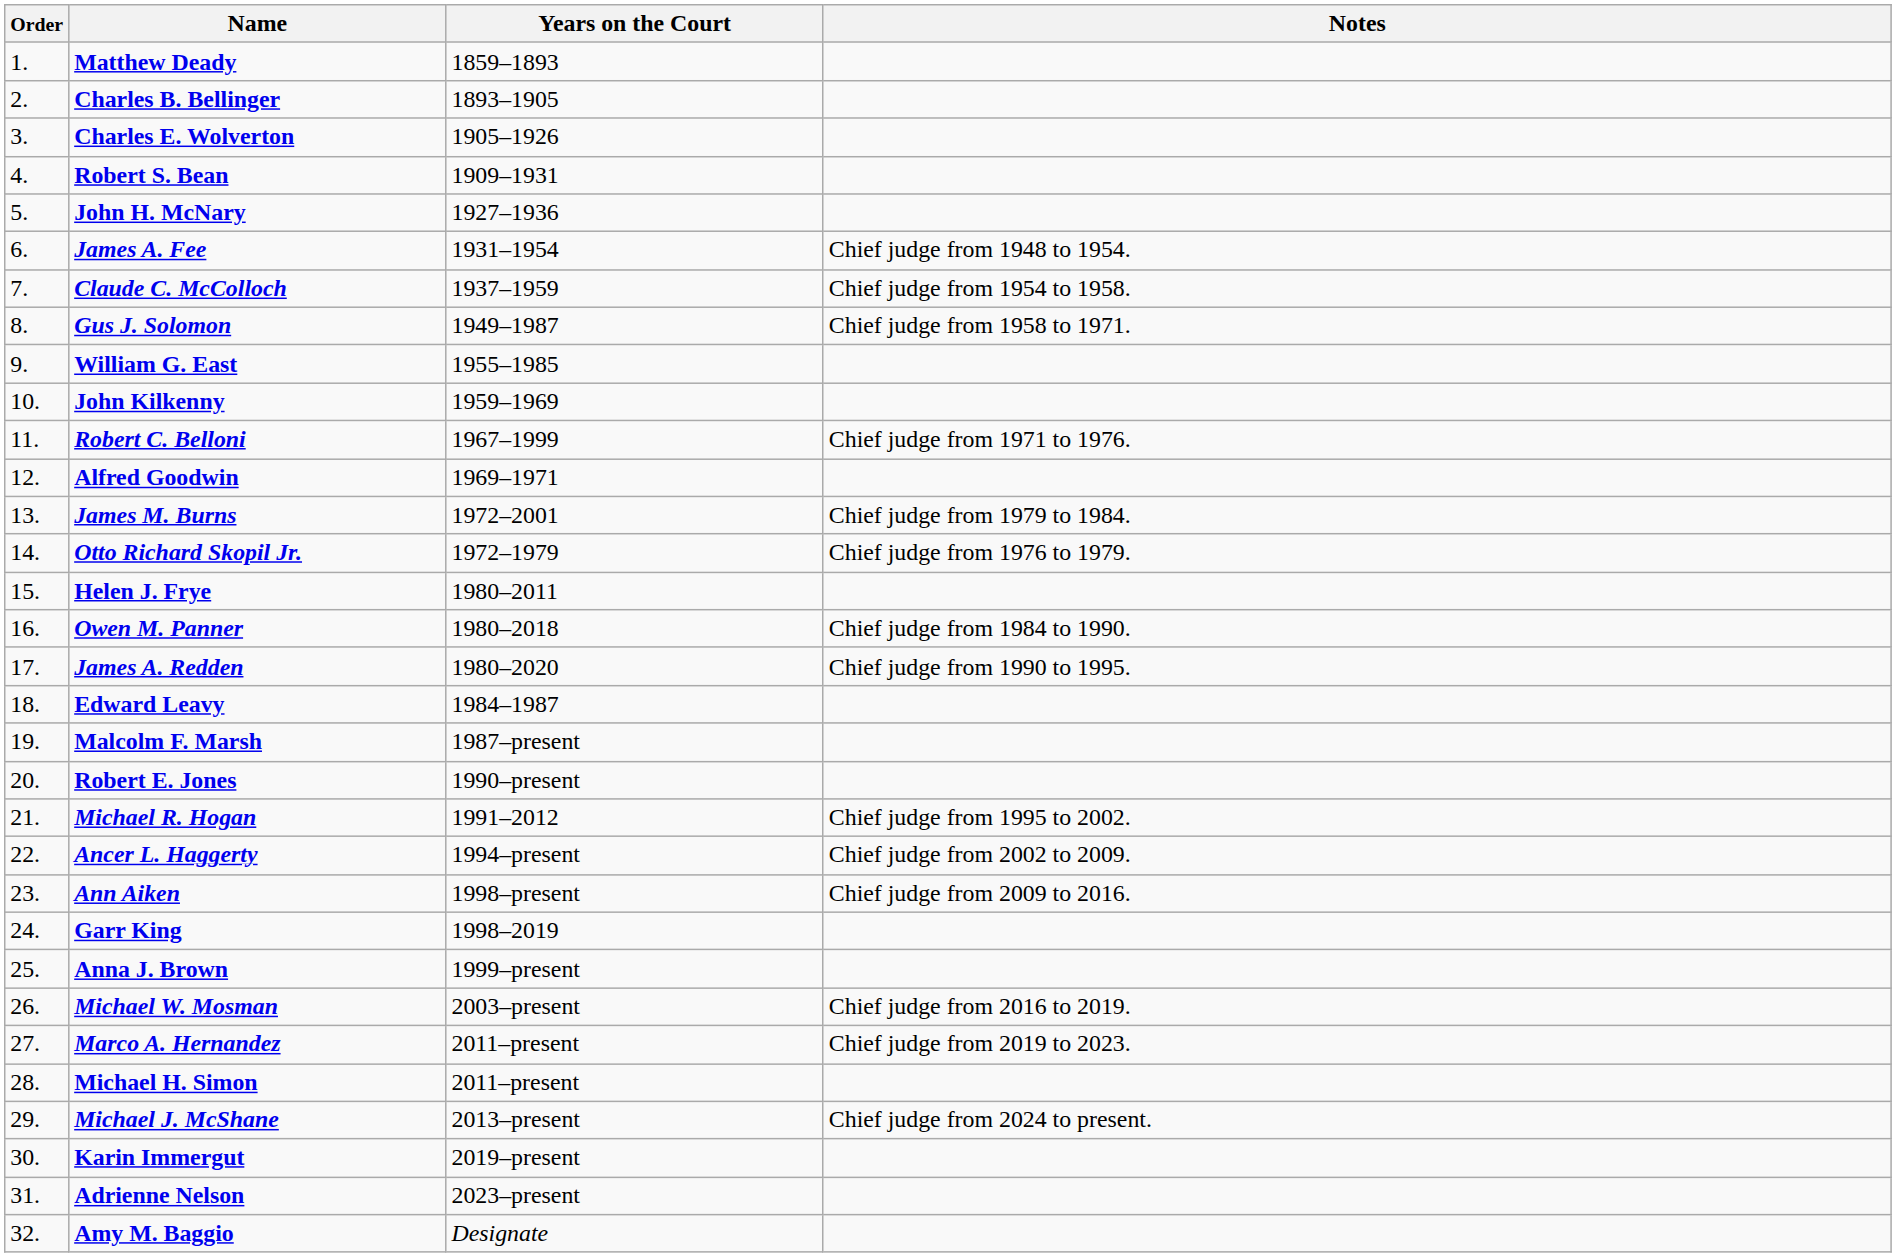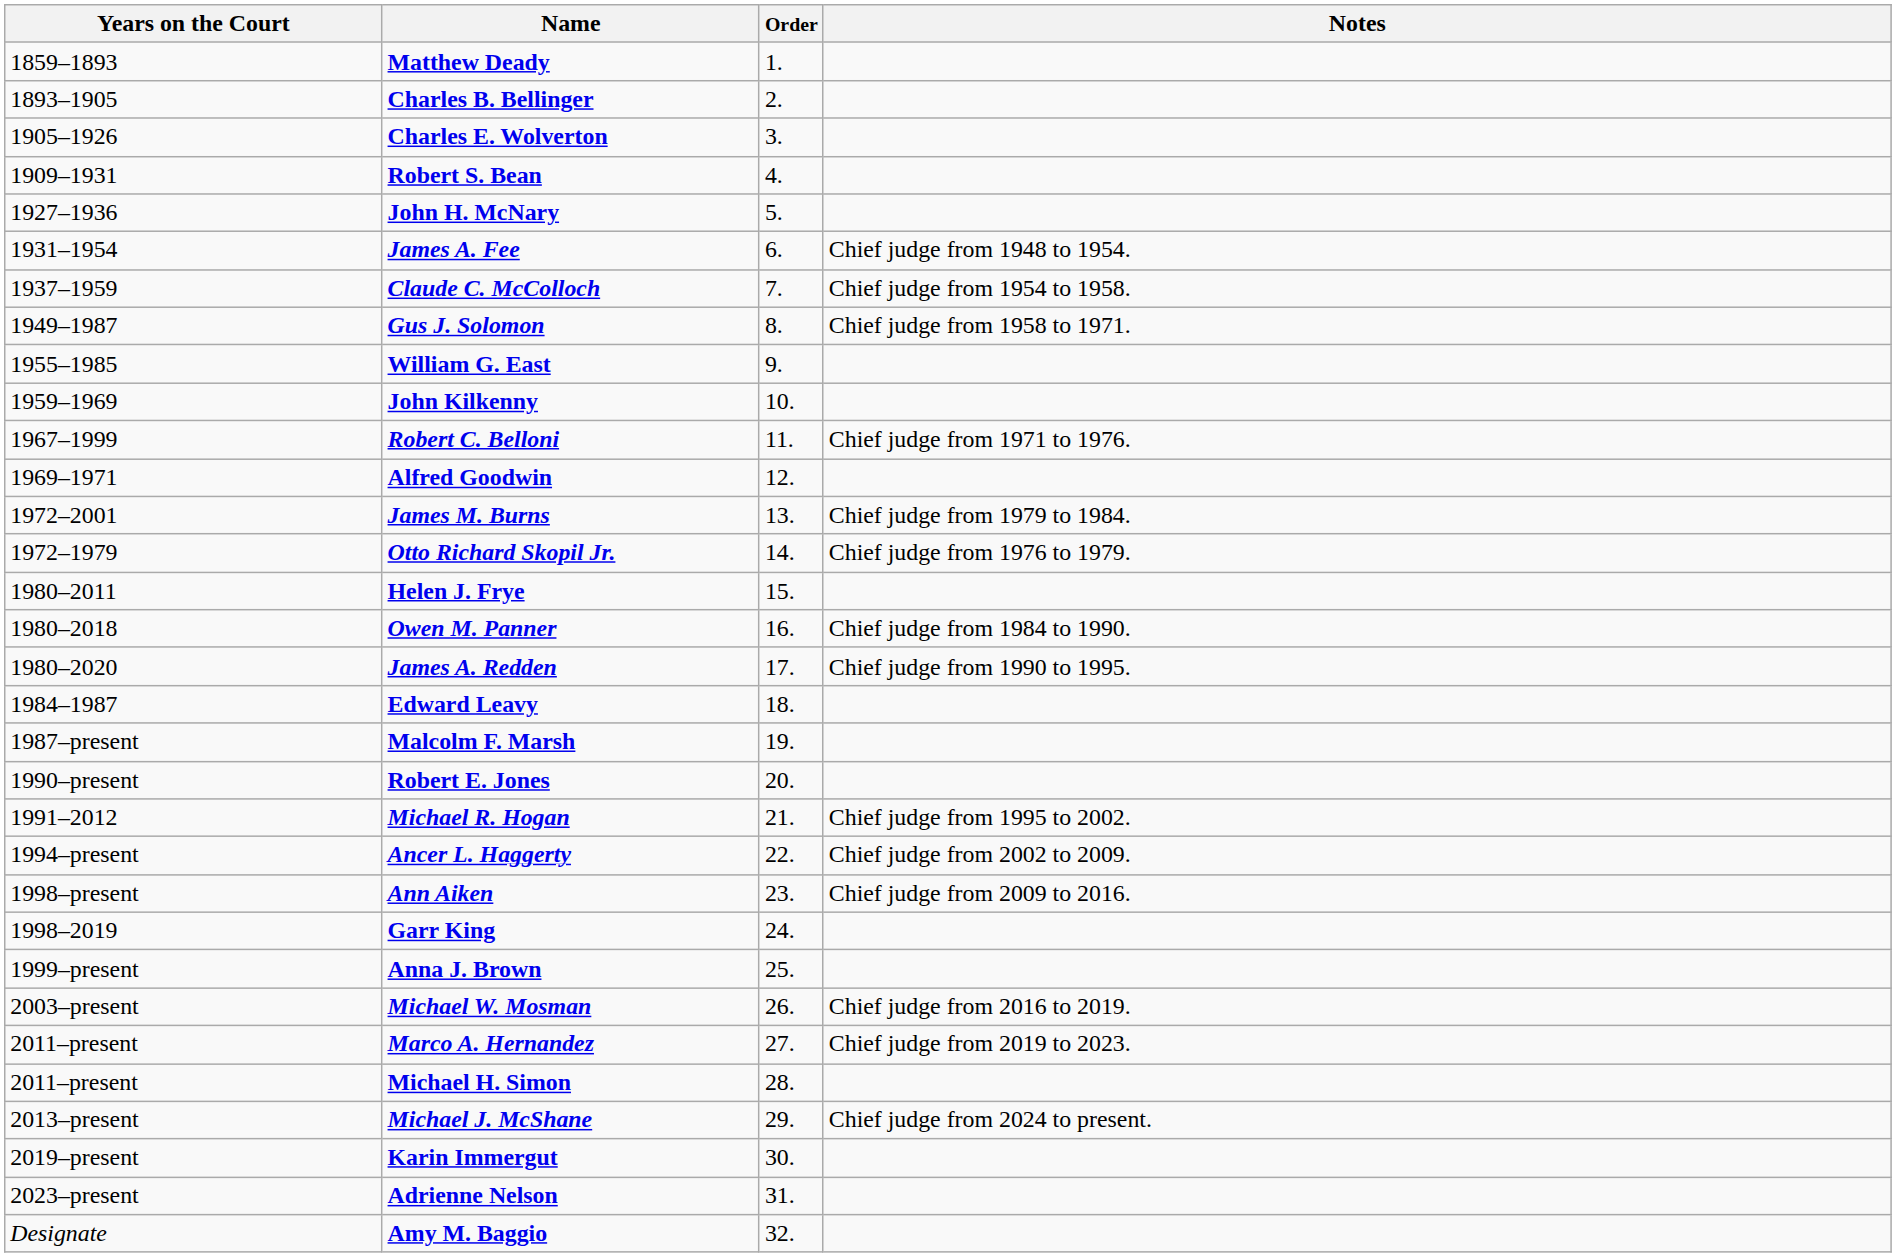columns swapped: (37, 24) <-> (635, 23)
